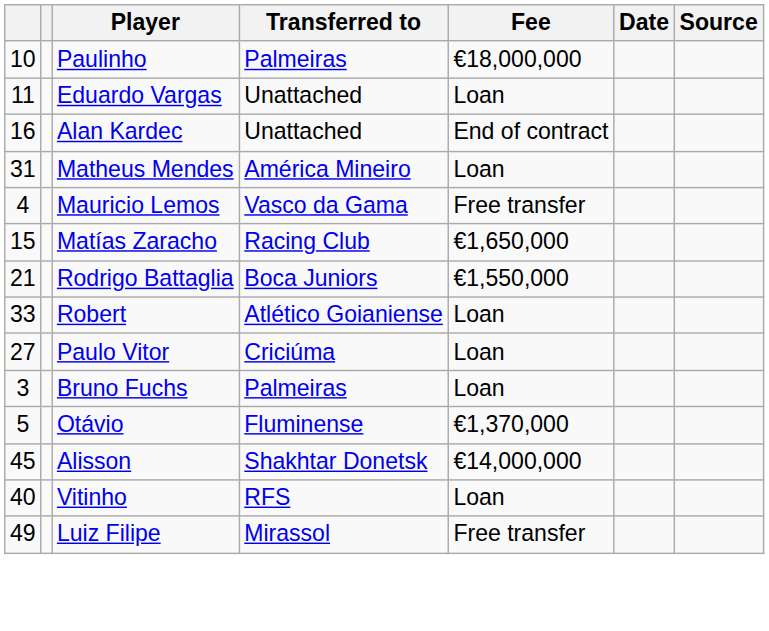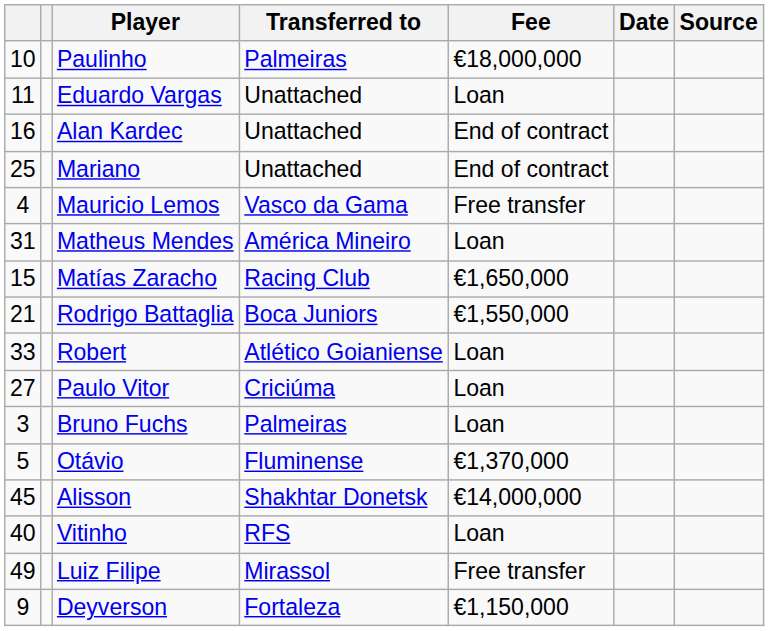+ row: (99, 168)
rows swapped: (145, 168) <-> (138, 205)
+ row: (112, 607)
